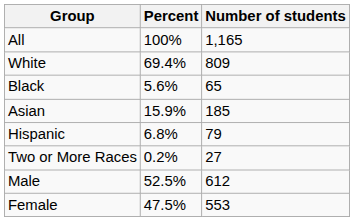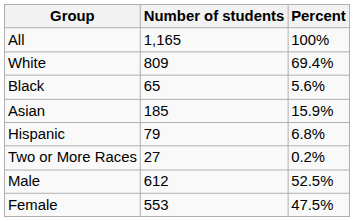columns swapped: (275, 16) <-> (171, 16)
